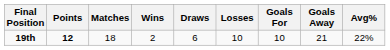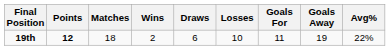(279, 38) 10 -> (279, 38) 11
(322, 38) 21 -> (322, 38) 19
